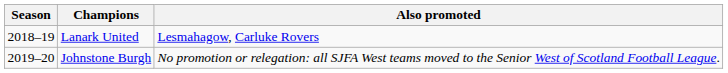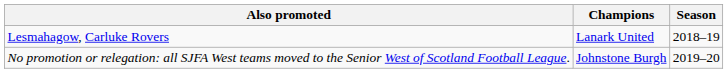columns swapped: (31, 15) <-> (439, 15)
